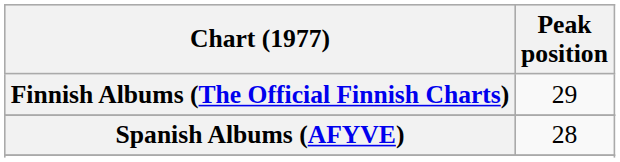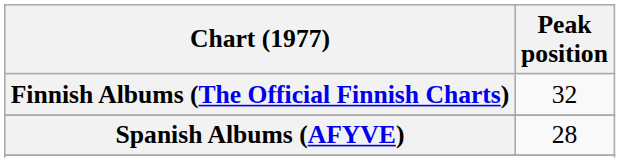(564, 94) 29 -> (564, 94) 32
